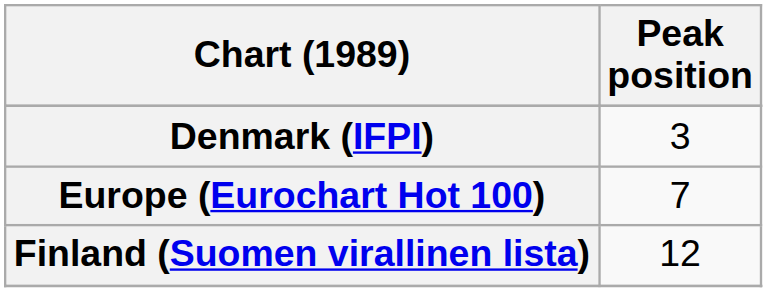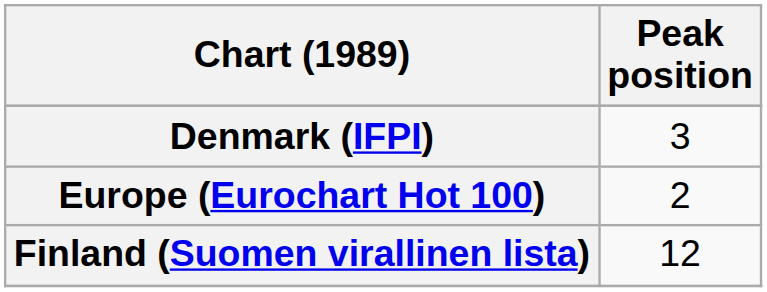(680, 195) 7 -> (680, 195) 2
